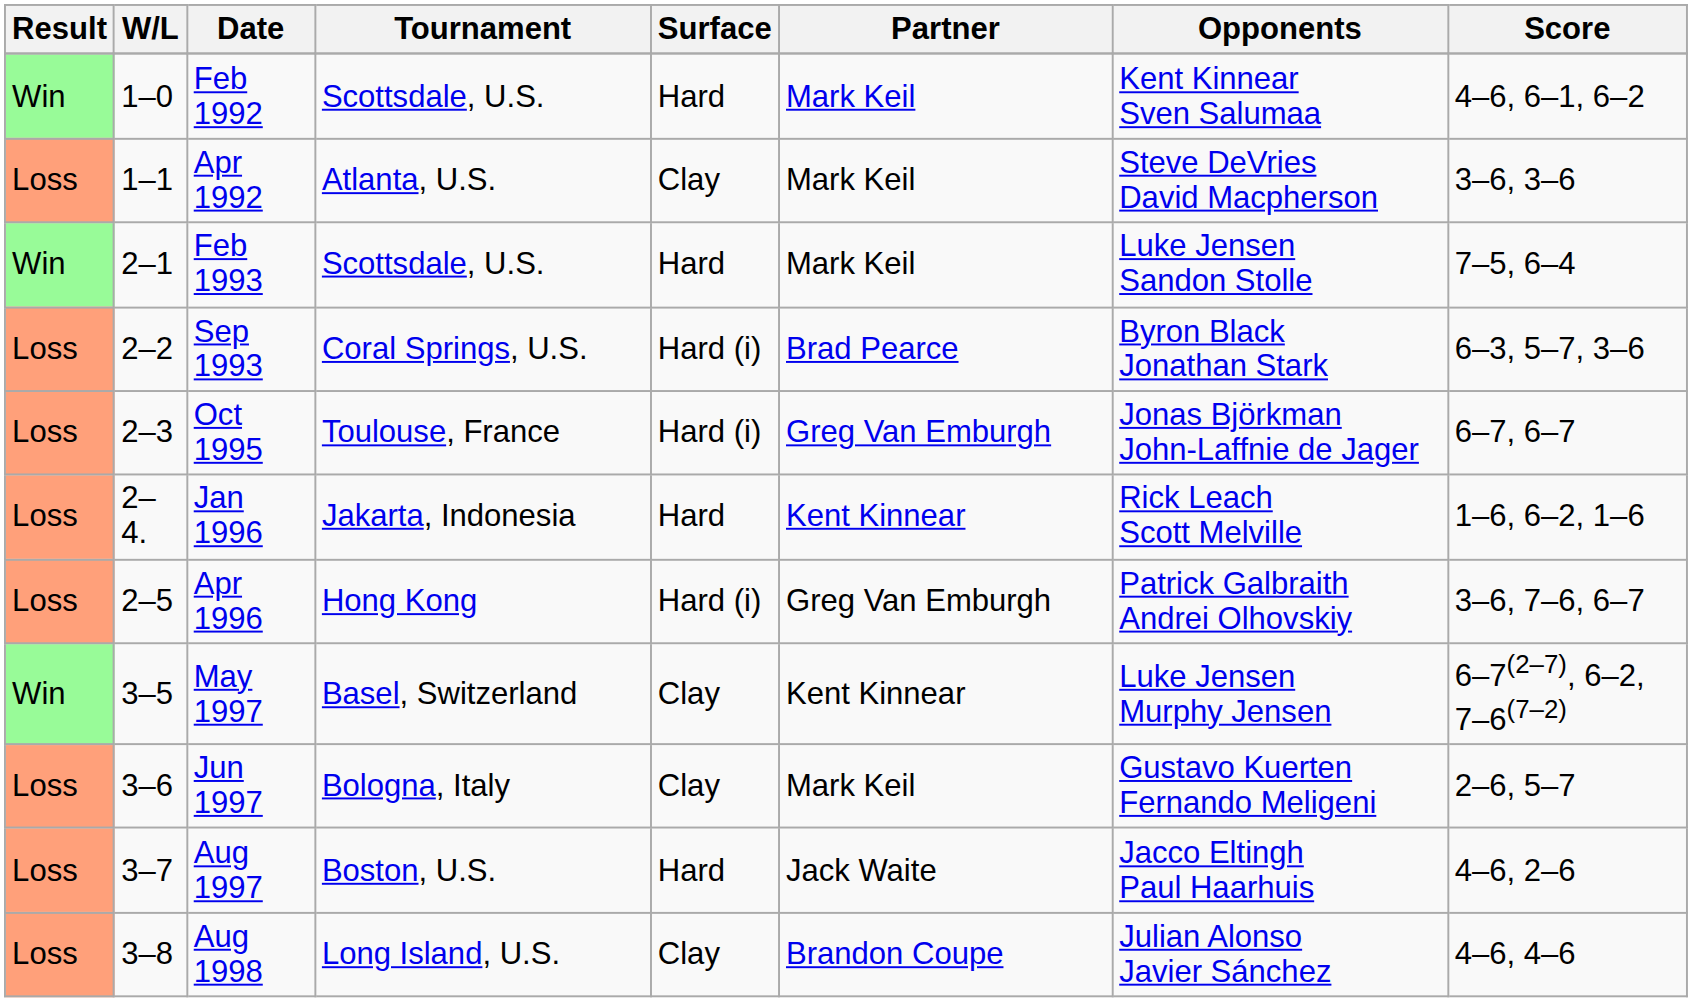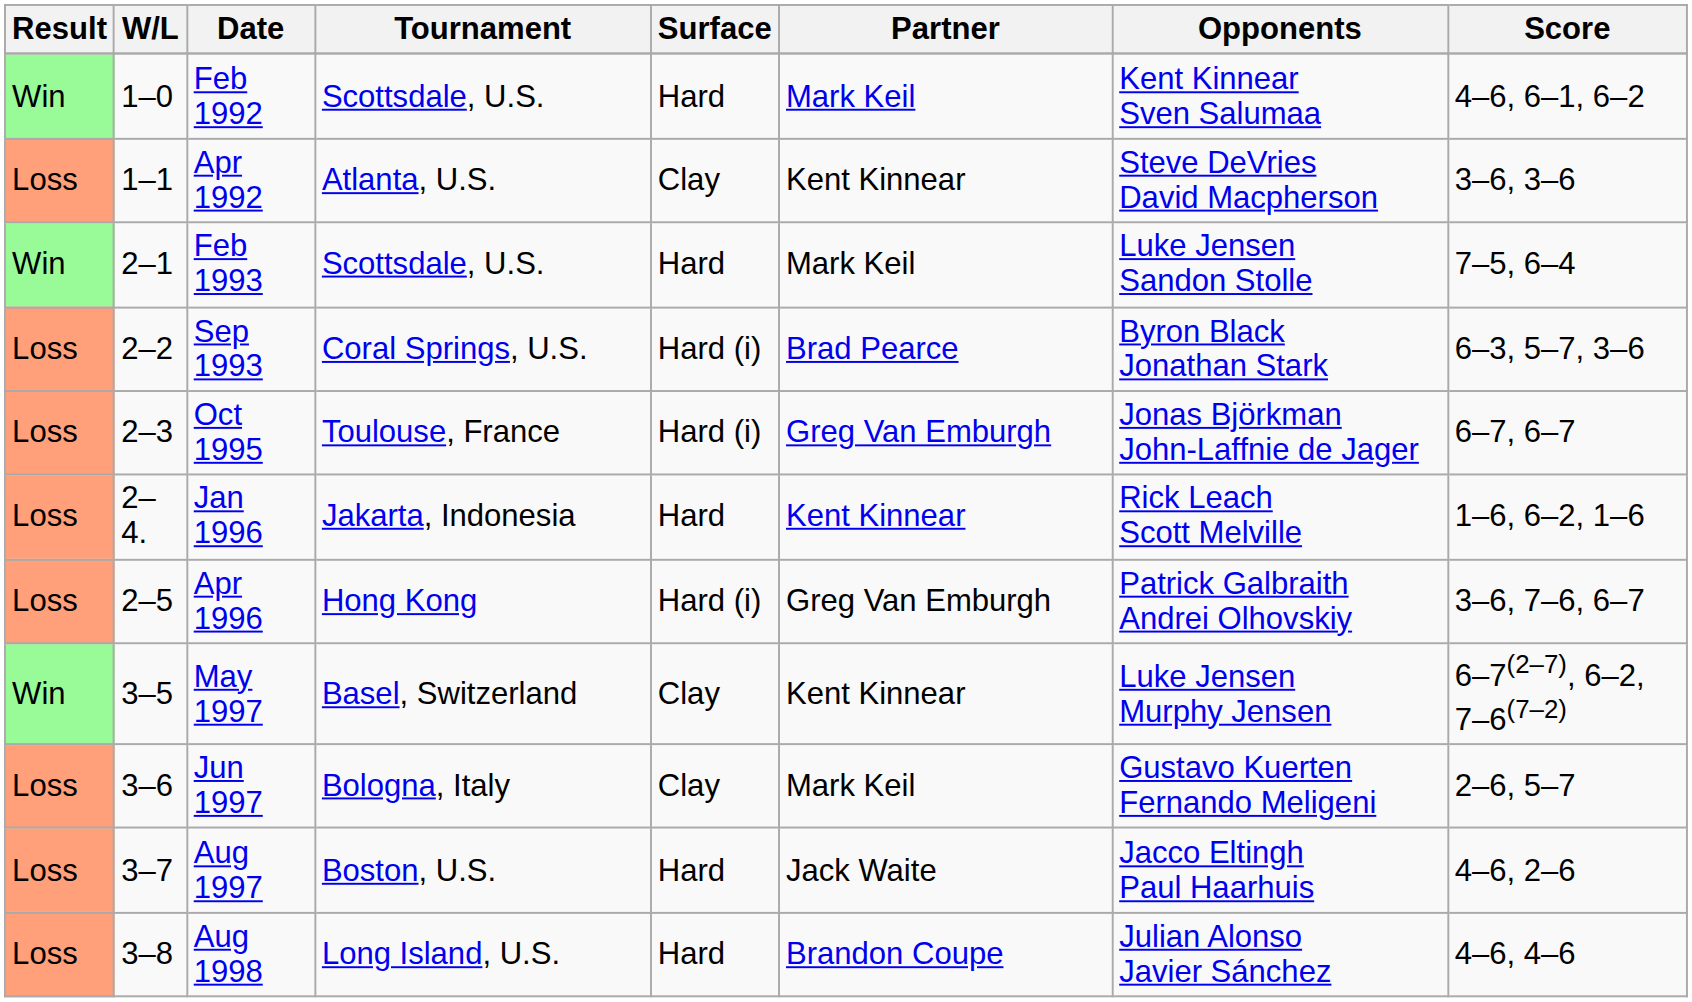(851, 179) Mark Keil -> (876, 179) Kent Kinnear
(689, 954) Clay -> (691, 954) Hard
